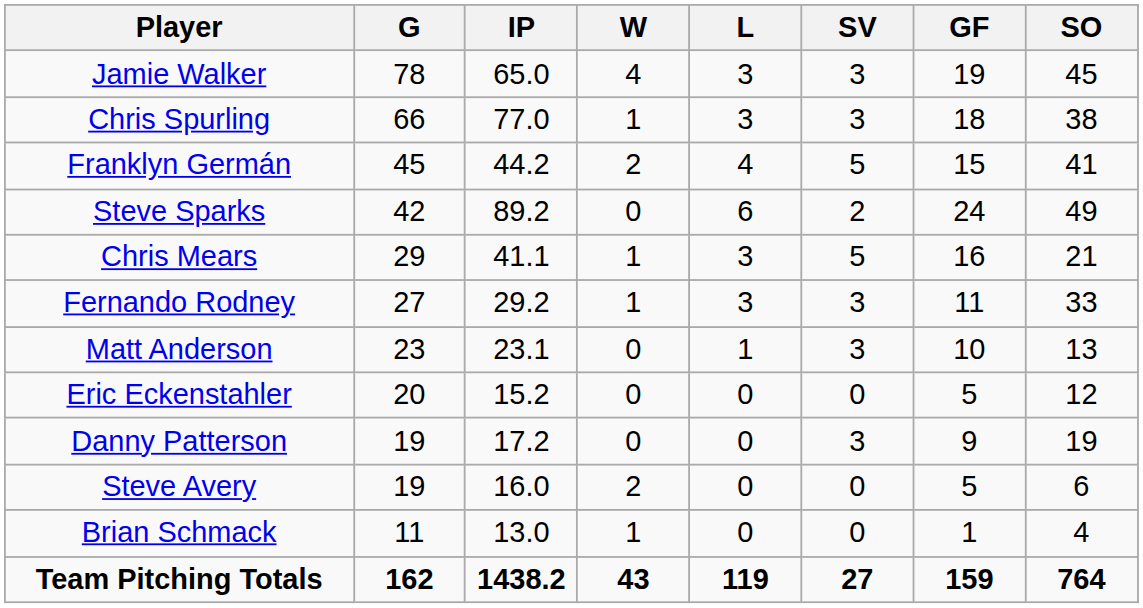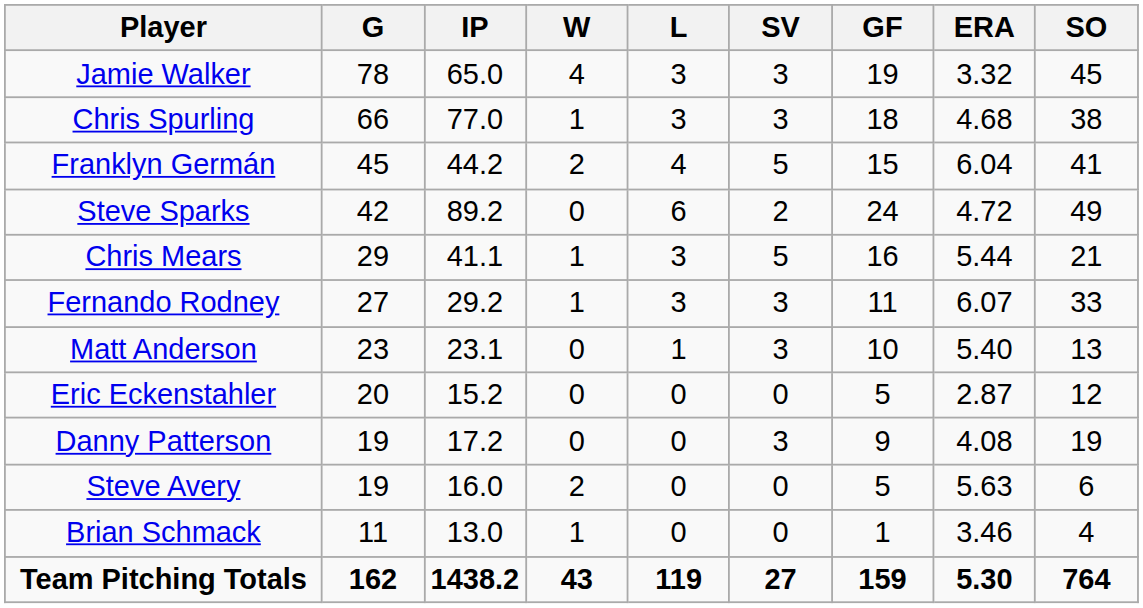+ column: (984, 27)
